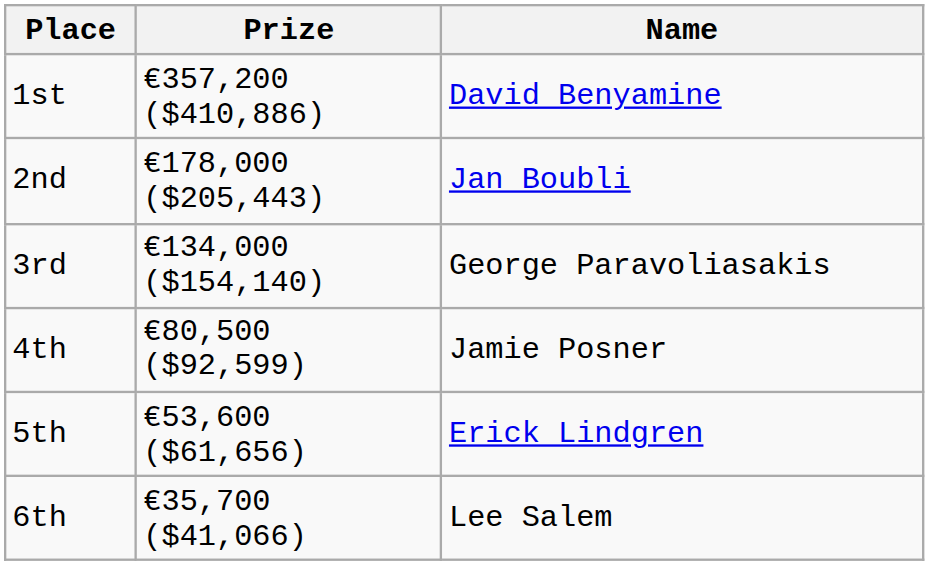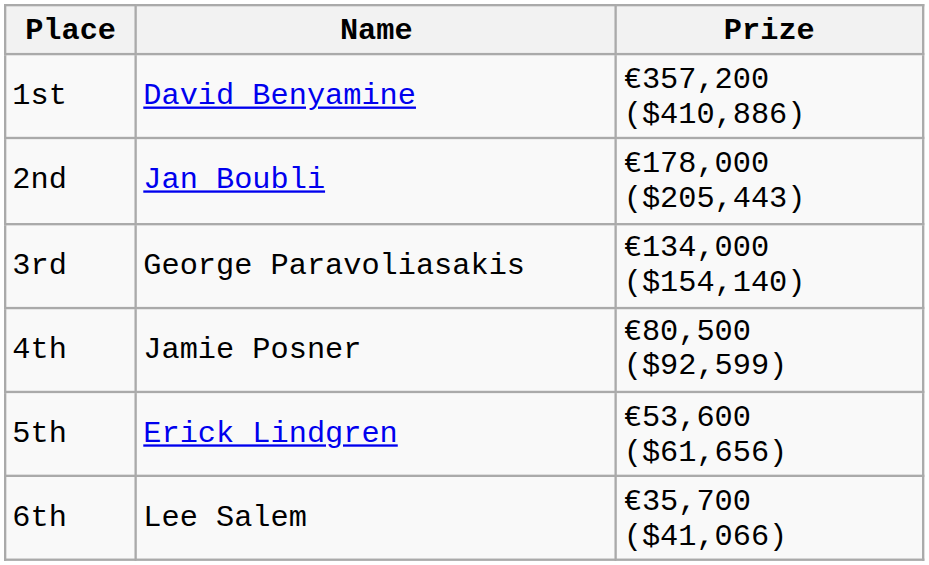columns swapped: (682, 30) <-> (289, 30)
